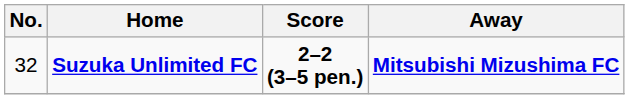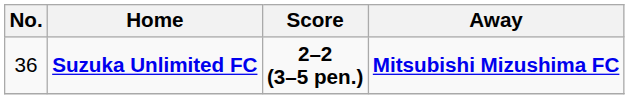(26, 65) 32 -> (26, 65) 36
